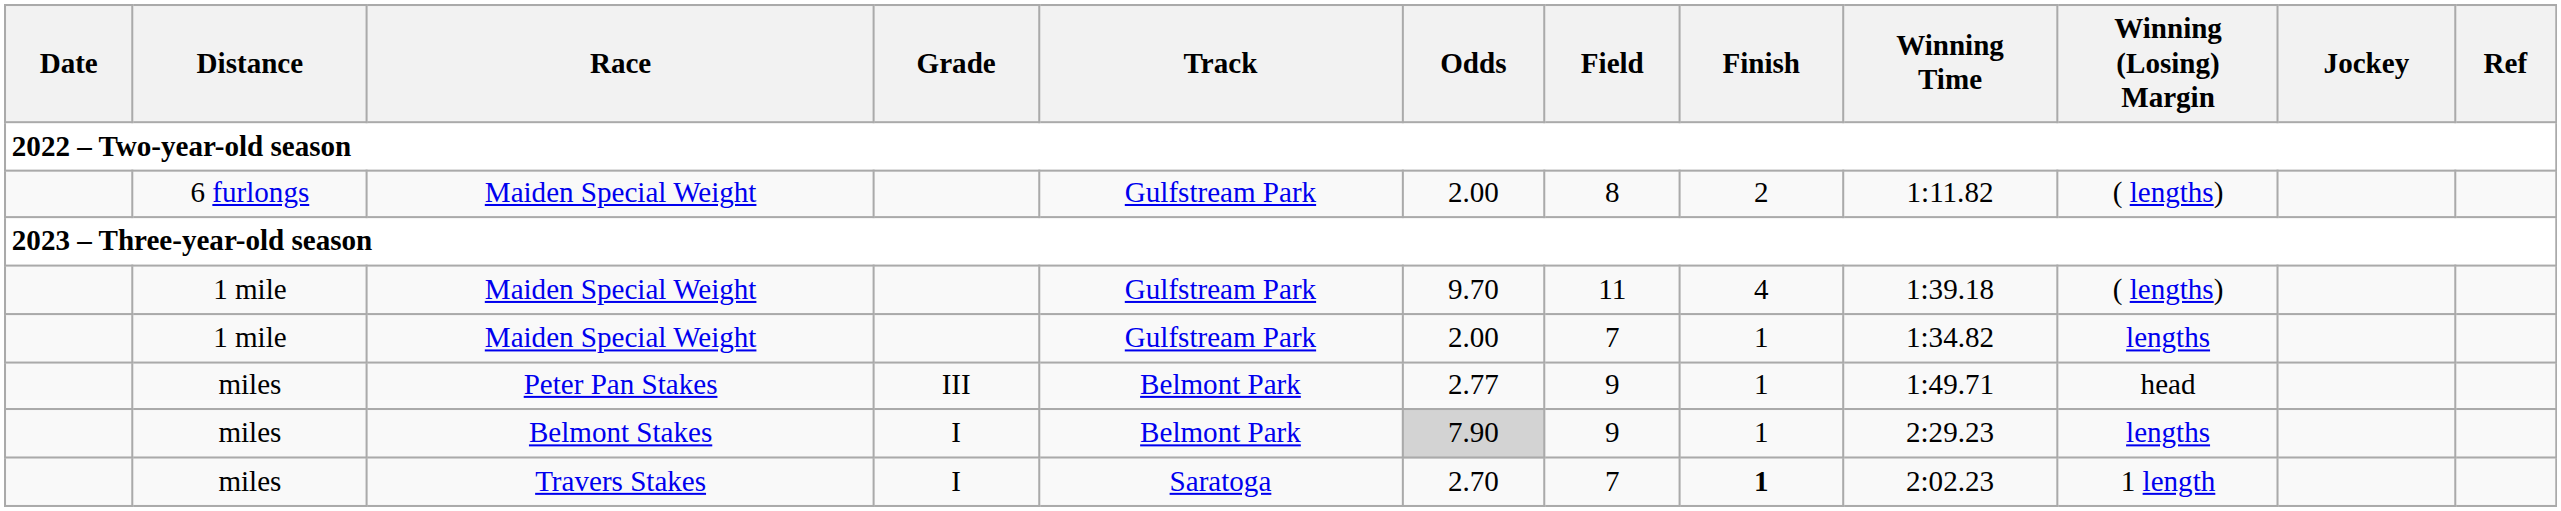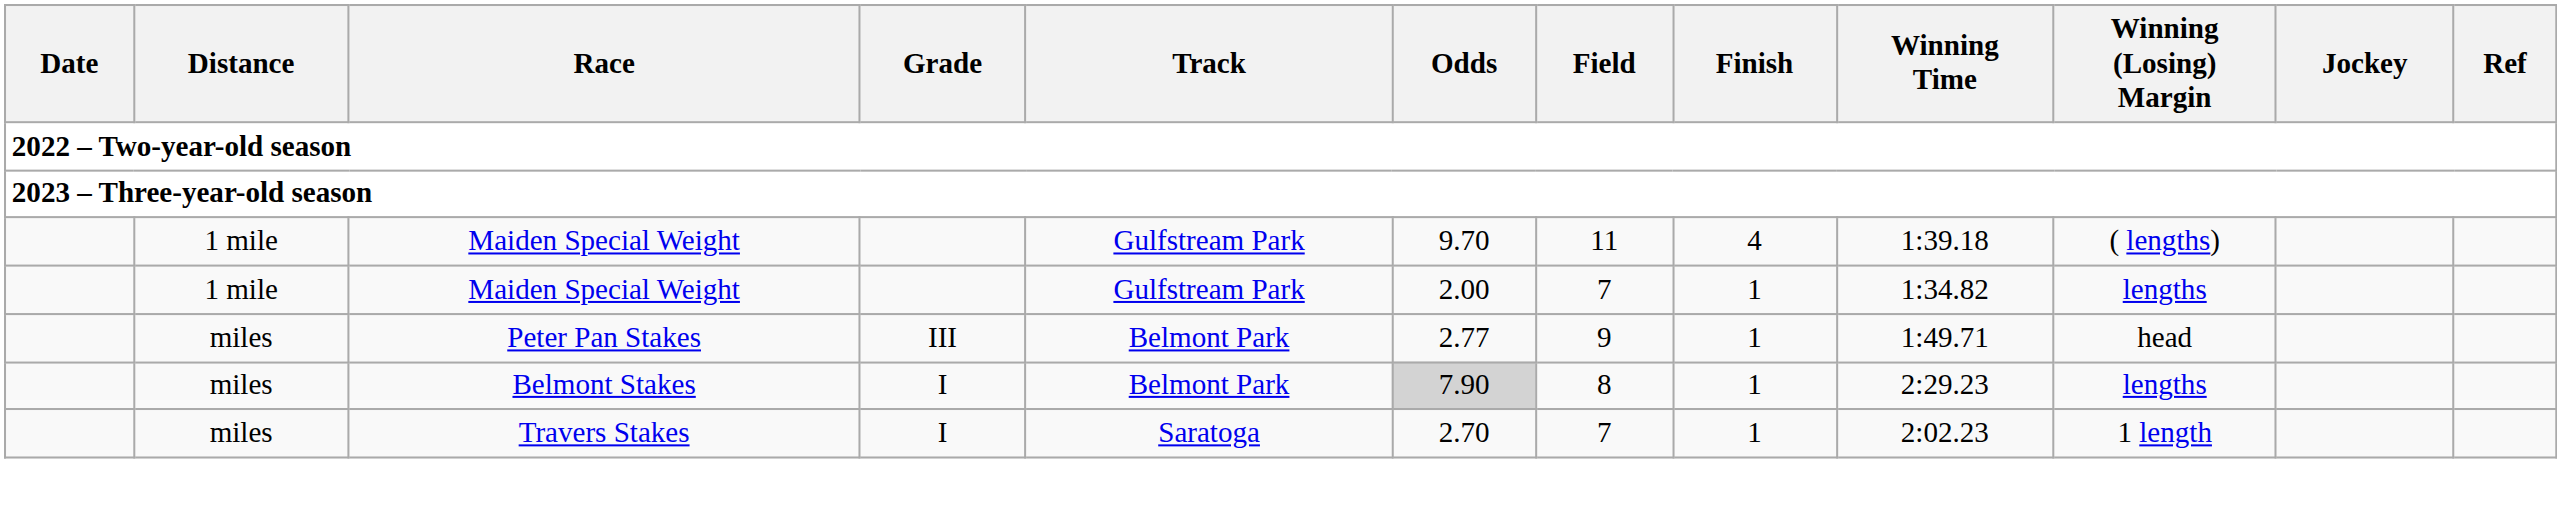- row: (250, 193)
(1612, 433) 9 -> (1604, 385) 8
(1761, 481) bold -> (1754, 433) normal
